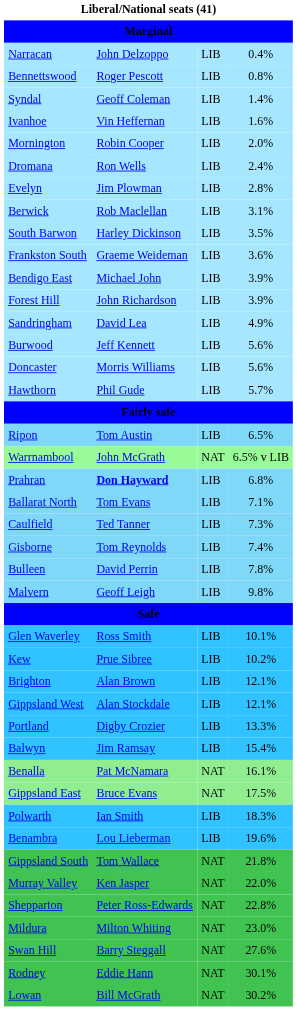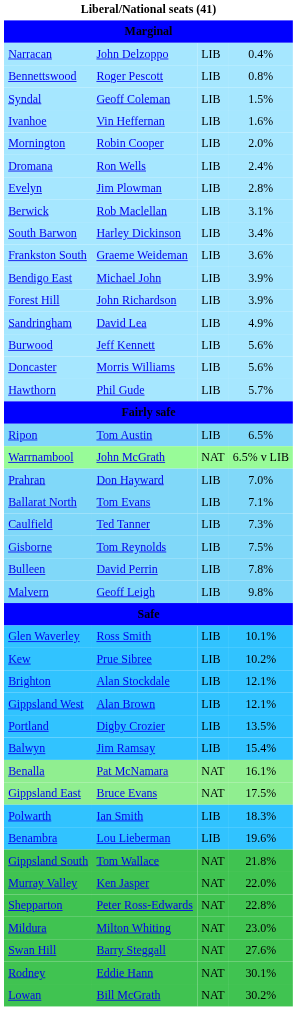(261, 98) 1.4% -> (261, 98) 1.5%
(261, 233) 3.5% -> (261, 233) 3.4%
(132, 479) bold -> (130, 479) normal
(261, 479) 6.8% -> (261, 479) 7.0%
(261, 546) 7.4% -> (261, 546) 7.5%
(126, 681) Alan Brown -> (133, 681) Alan Stockdale
(133, 703) Alan Stockdale -> (126, 703) Alan Brown
(261, 726) 13.3% -> (261, 726) 13.5%
